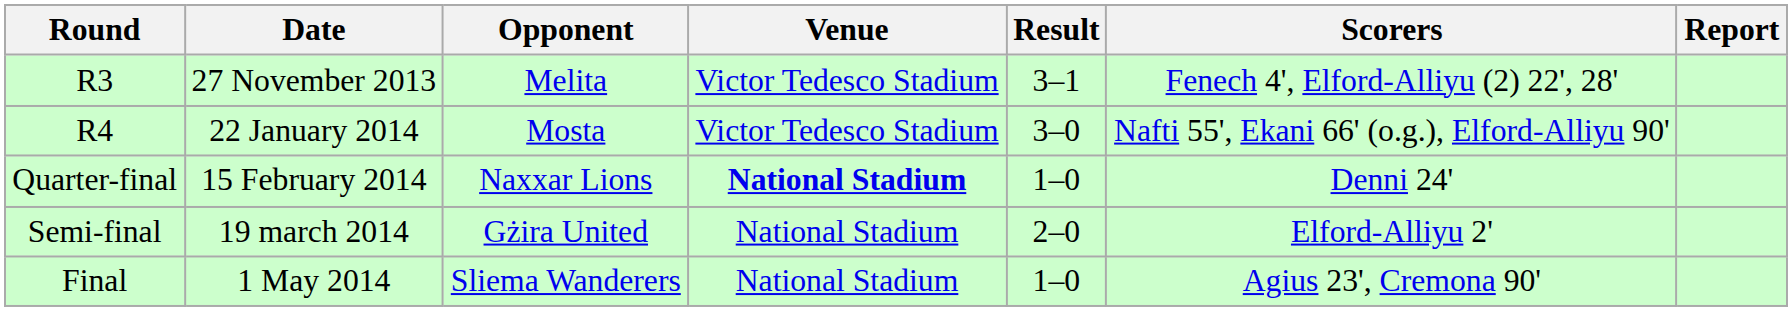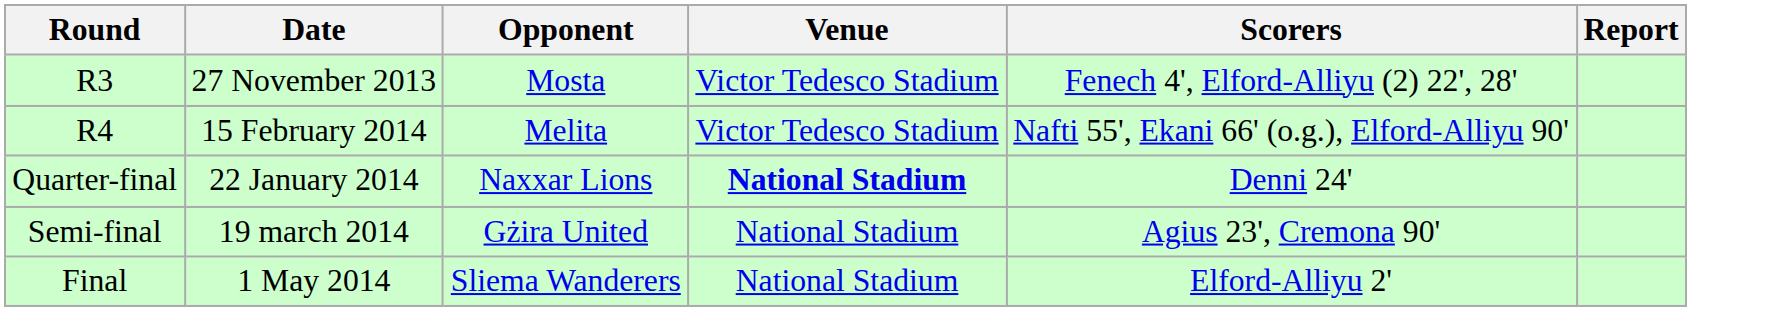- column: (1056, 29)
(566, 79) Melita -> (566, 79) Mosta
(314, 130) 22 January 2014 -> (314, 130) 15 February 2014
(566, 130) Mosta -> (566, 130) Melita
(314, 180) 15 February 2014 -> (314, 180) 22 January 2014
(1392, 230) Elford-Alliyu 2' -> (1291, 230) Agius 23', Cremona 90'
(1392, 280) Agius 23', Cremona 90' -> (1291, 280) Elford-Alliyu 2'
